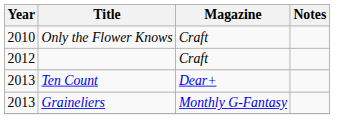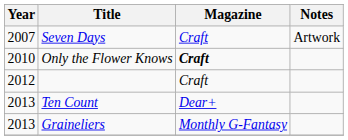+ row: (21, 37)
(193, 37) normal -> (194, 59) bold
